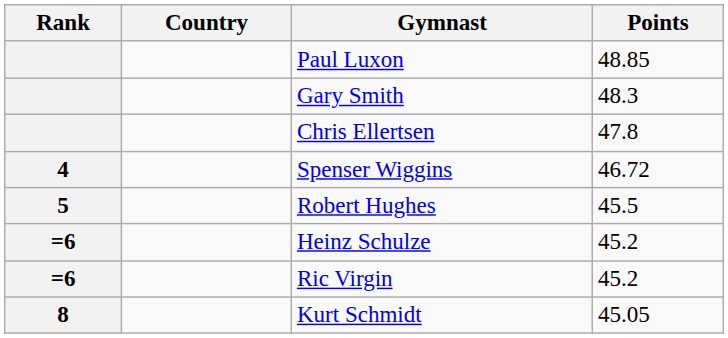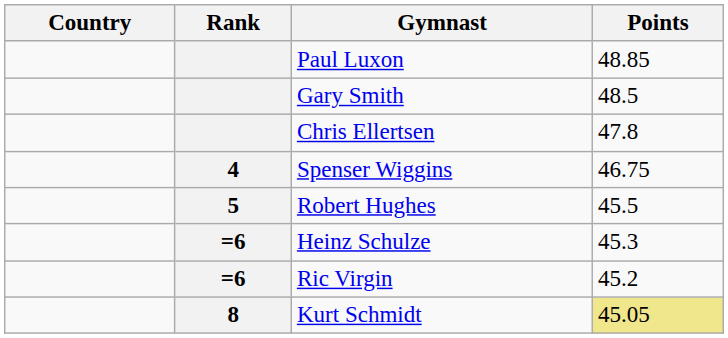columns swapped: (63, 22) <-> (207, 22)
(618, 95) 48.3 -> (618, 95) 48.5
(624, 168) 46.72 -> (624, 168) 46.75
(618, 242) 45.2 -> (618, 242) 45.3
(624, 315) no background -> (624, 315) khaki background
